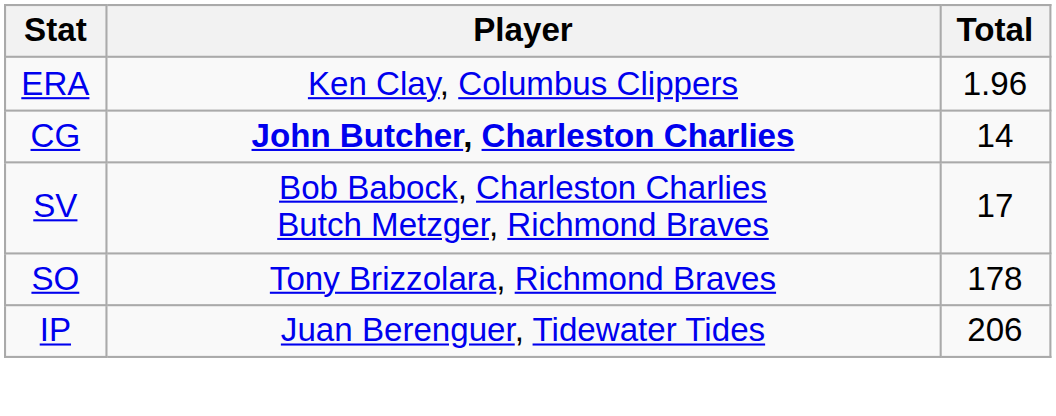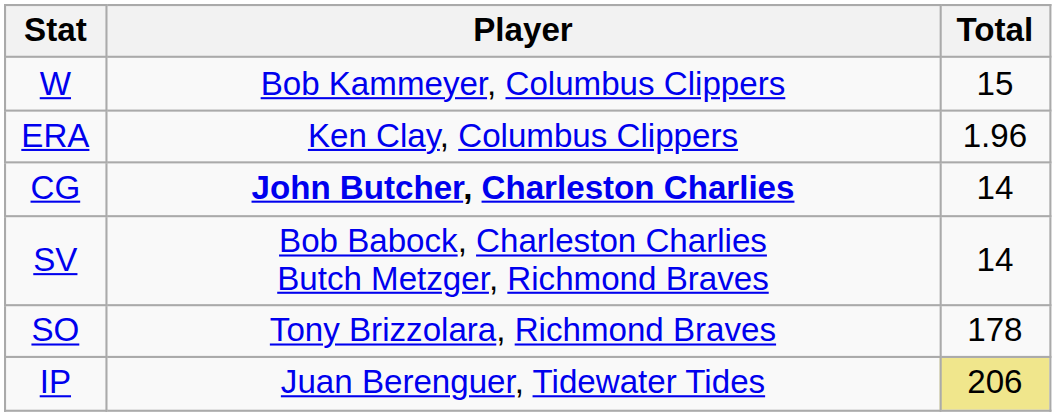+ row: (55, 83)
(995, 206) 17 -> (995, 259) 14
(995, 330) no background -> (995, 383) khaki background
